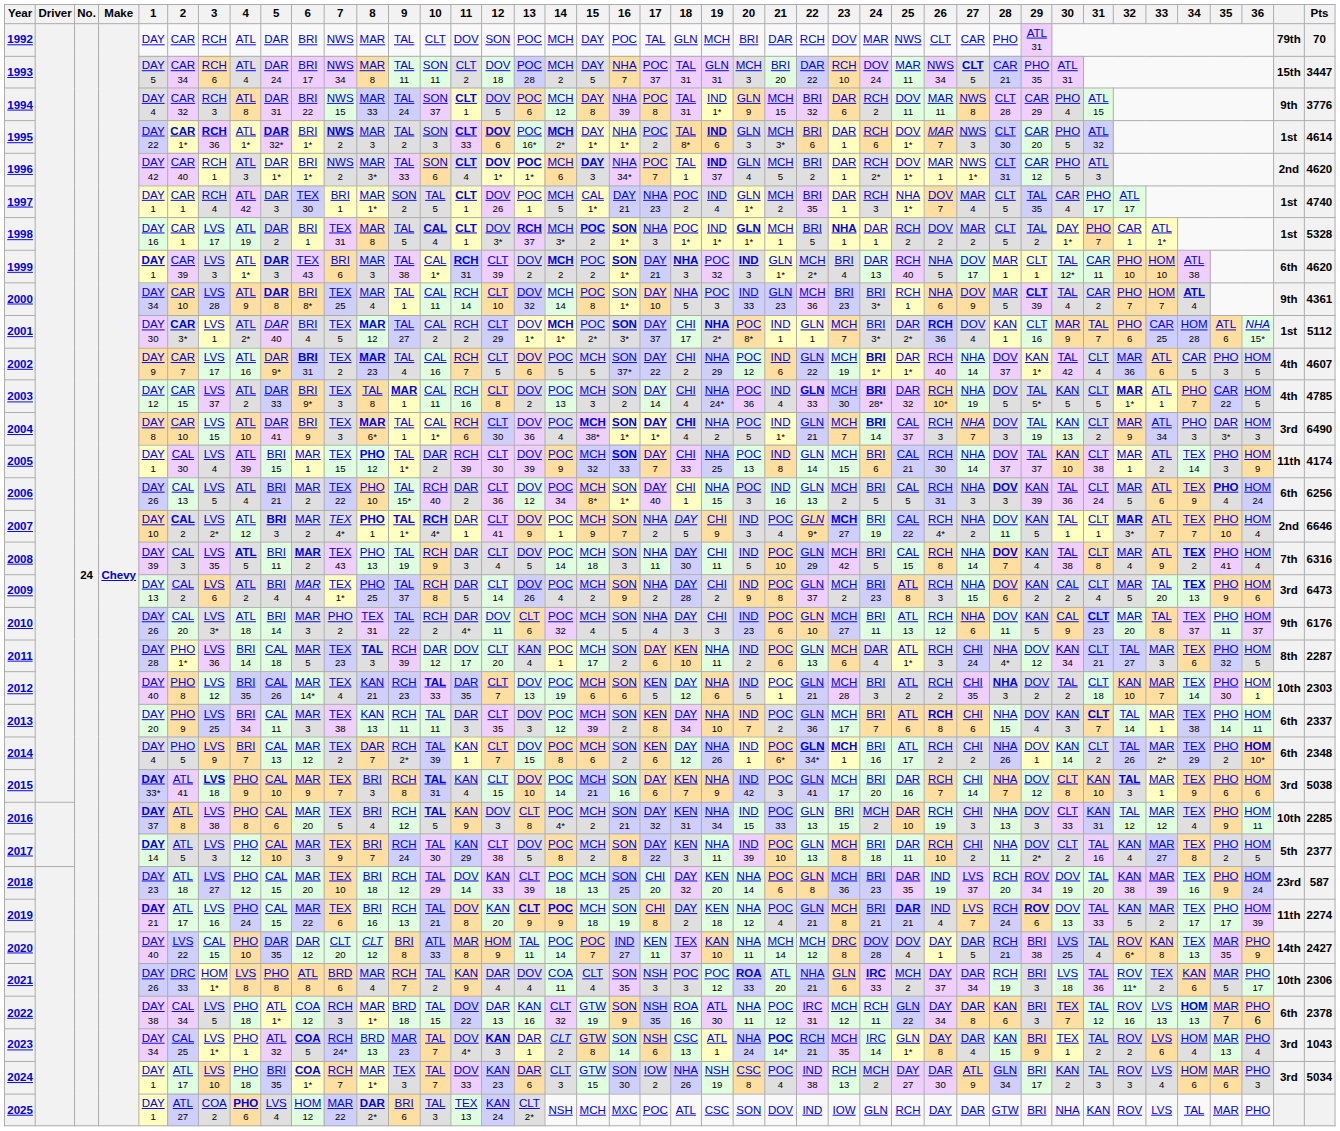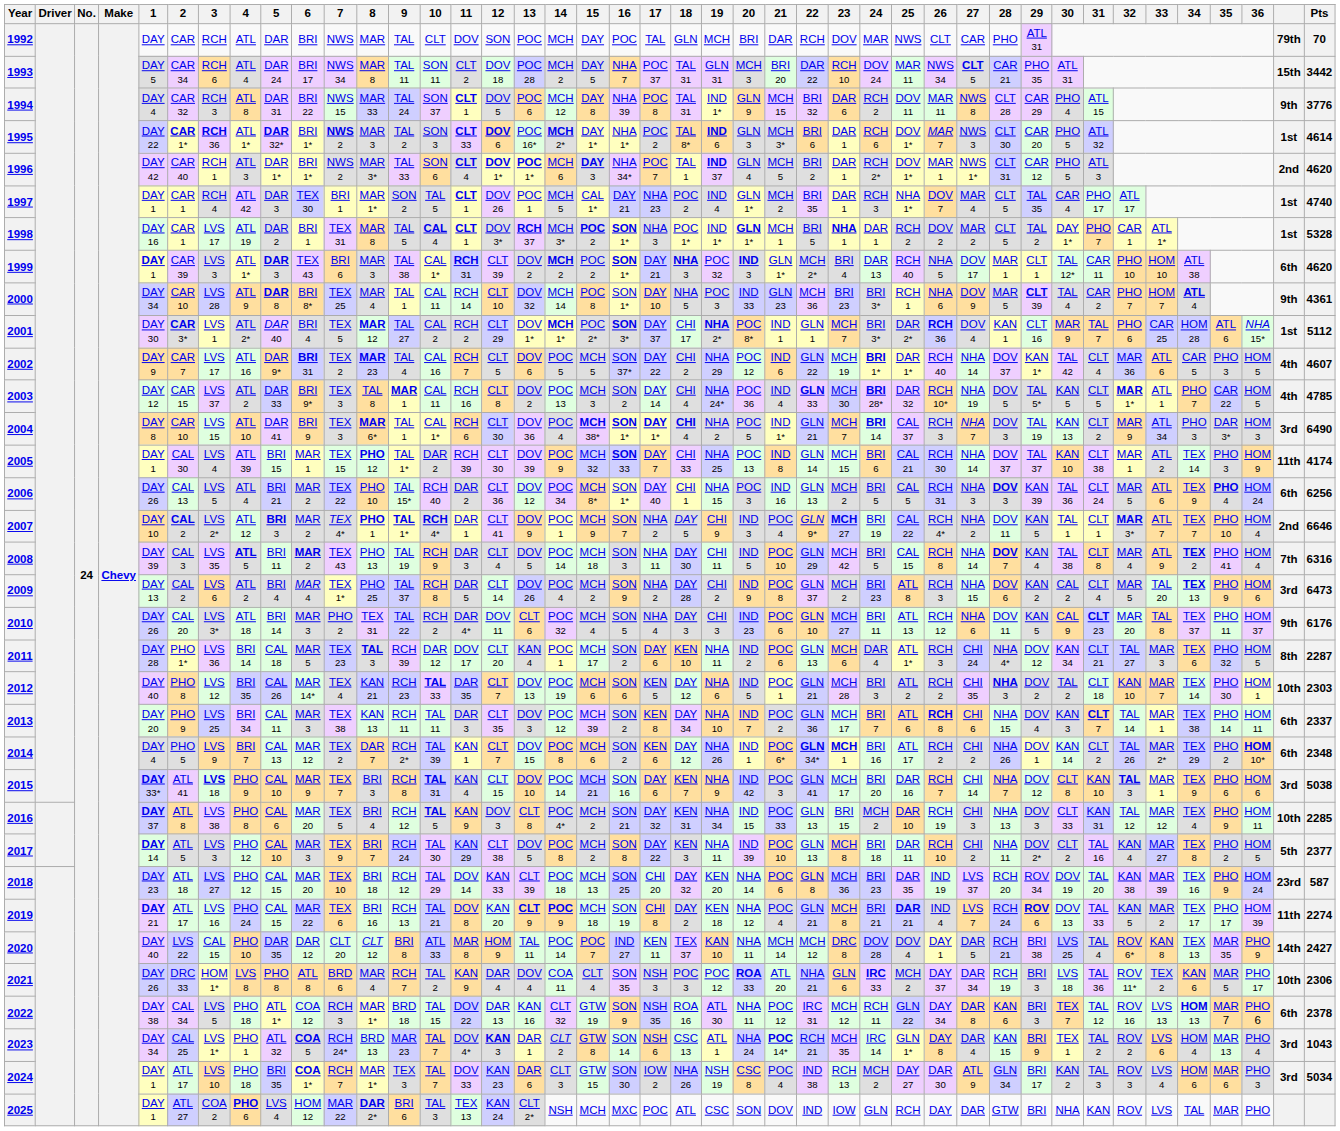(1319, 72) 3447 -> (1319, 72) 3442
